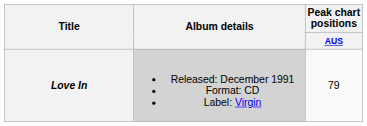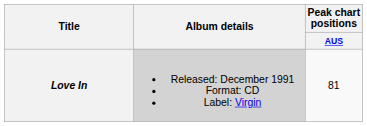(334, 85) 79 -> (334, 85) 81
